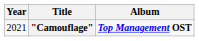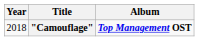(17, 28) 2021 -> (17, 28) 2018
